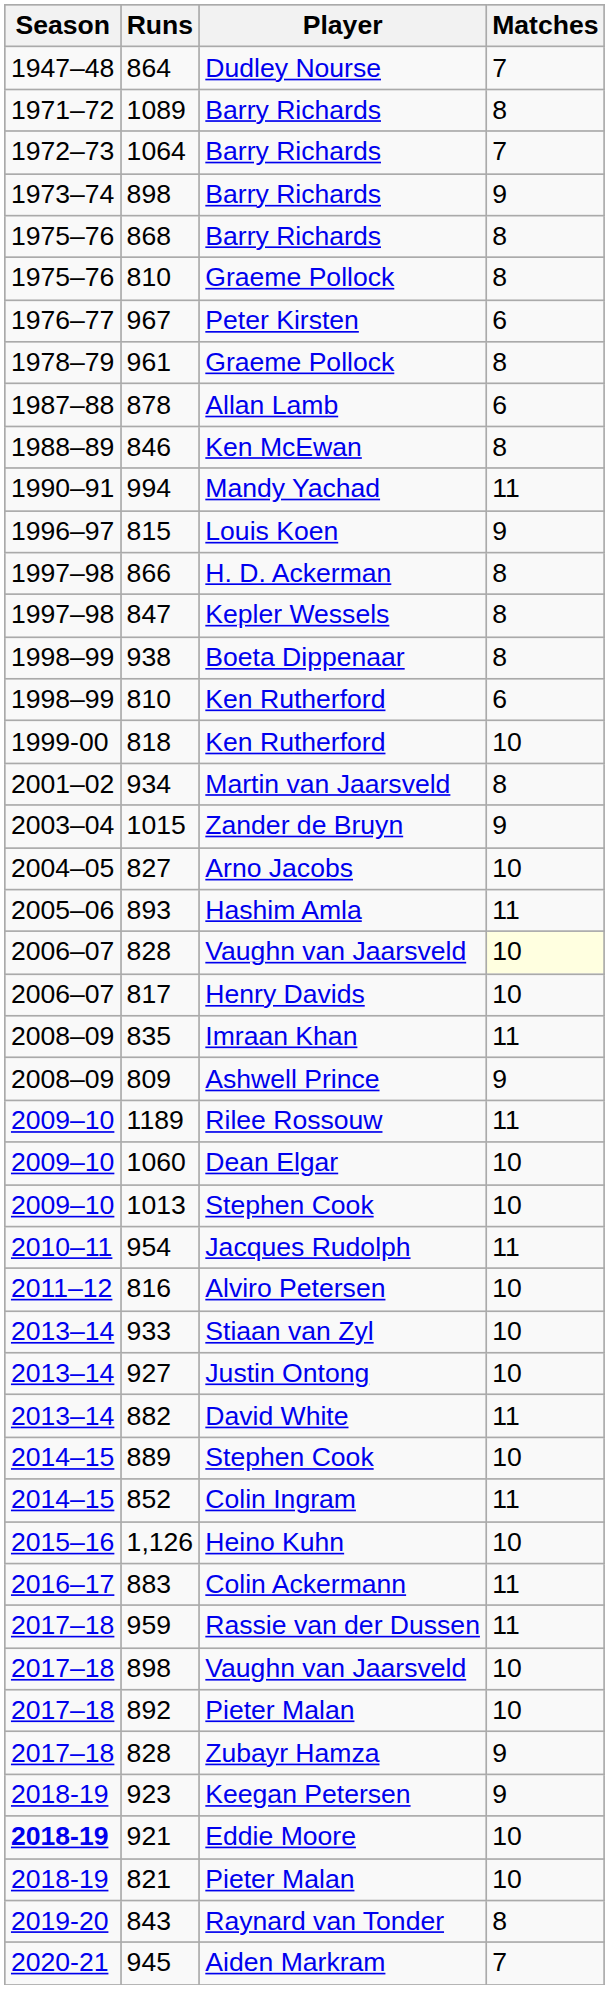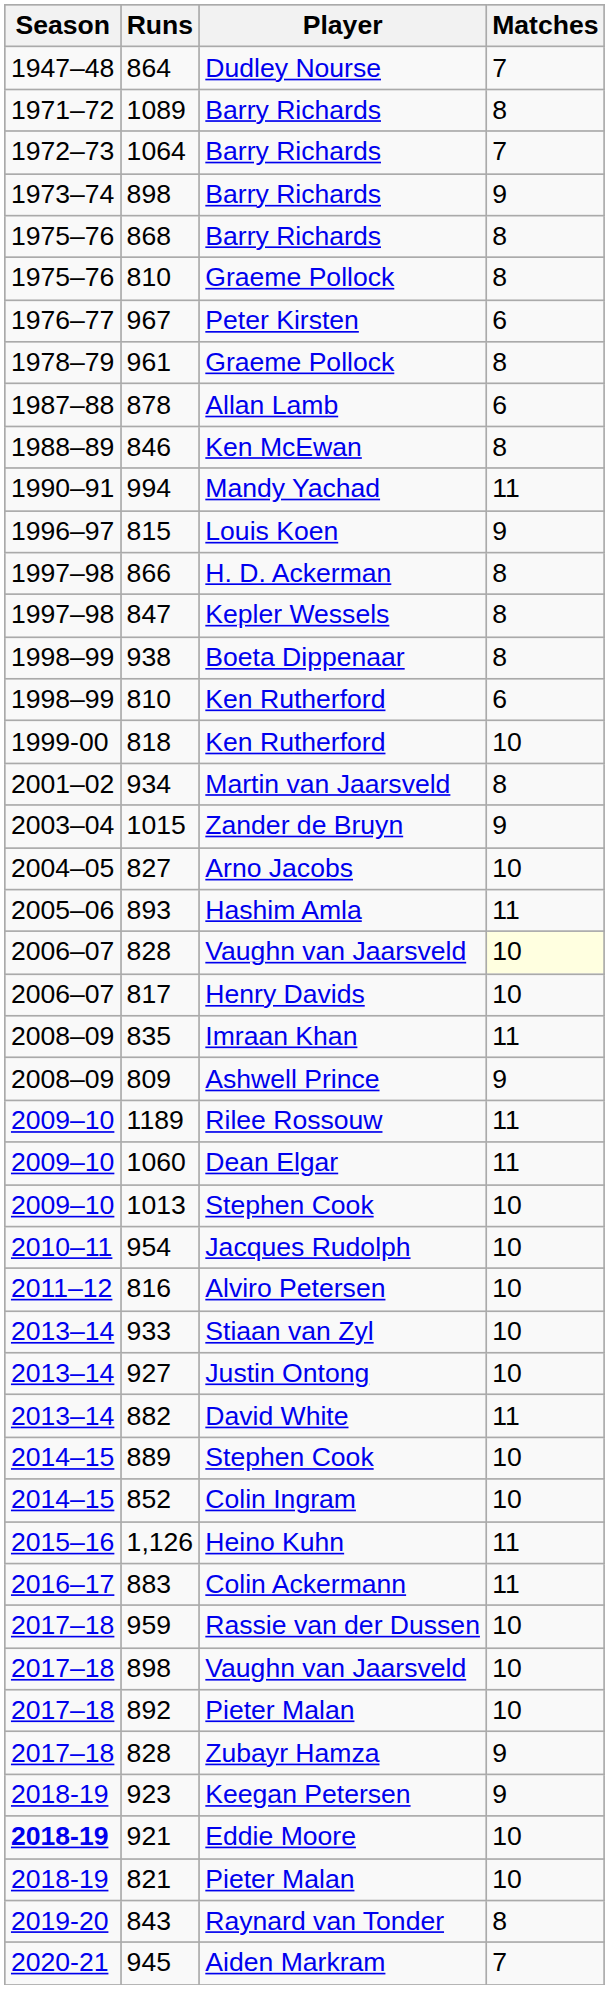(507, 1162) 10 -> (506, 1162) 11
(506, 1247) 11 -> (507, 1247) 10
(506, 1499) 11 -> (507, 1499) 10
(507, 1541) 10 -> (506, 1541) 11
(506, 1626) 11 -> (507, 1626) 10
